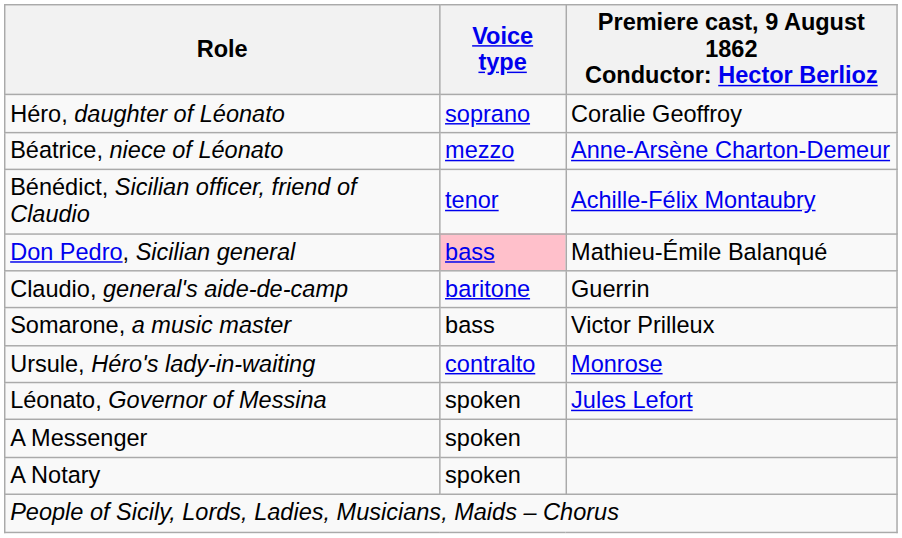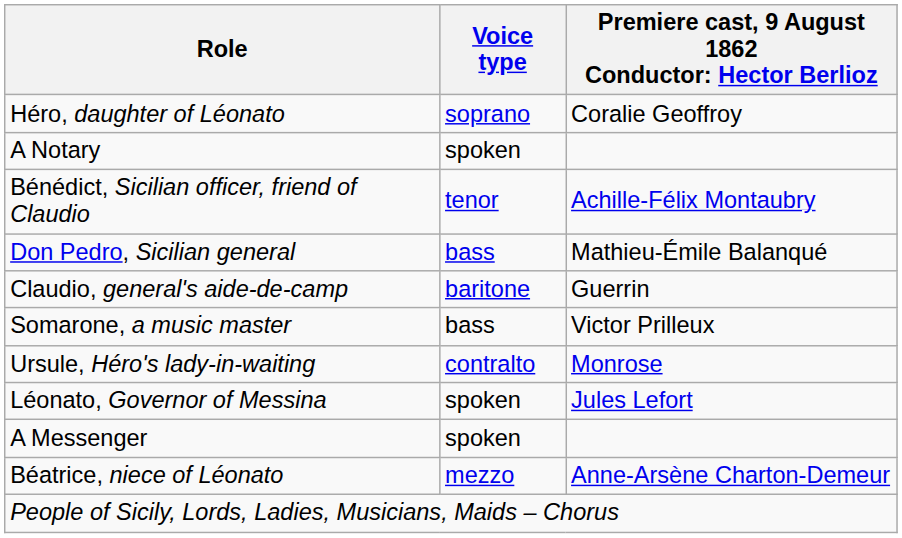rows swapped: (147, 150) <-> (55, 475)
(470, 251) pink background -> (470, 251) no background
